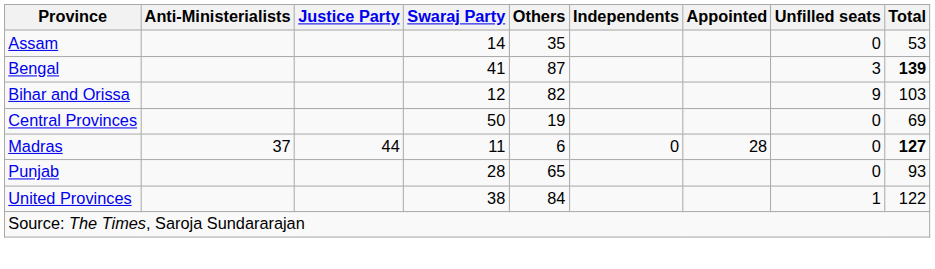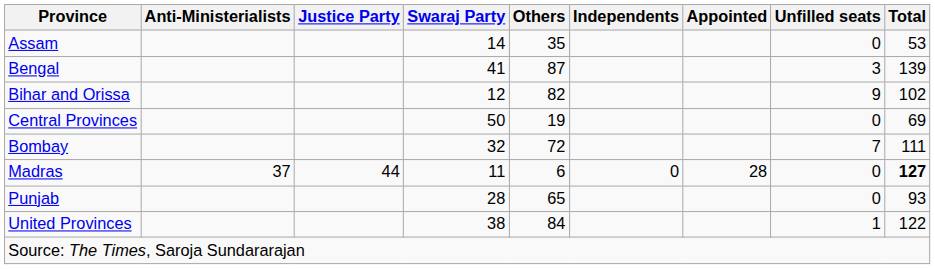(912, 69) bold -> (912, 69) normal
(912, 95) 103 -> (912, 95) 102
+ row: (38, 146)
